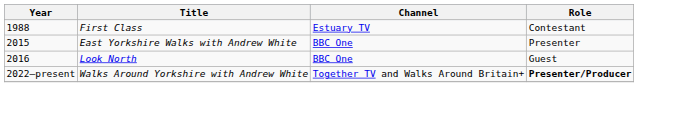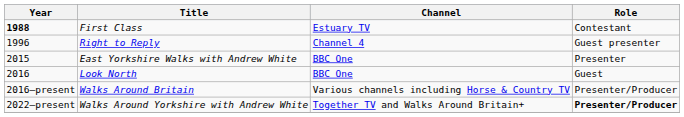(18, 28) normal -> (18, 28) bold
+ row: (120, 43)
+ row: (137, 89)
